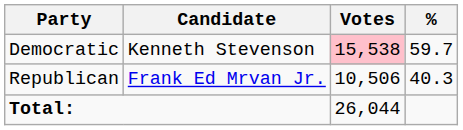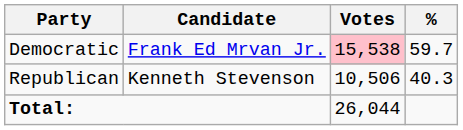(221, 50) Kenneth Stevenson -> (227, 50) Frank Ed Mrvan Jr.
(227, 79) Frank Ed Mrvan Jr. -> (221, 79) Kenneth Stevenson
